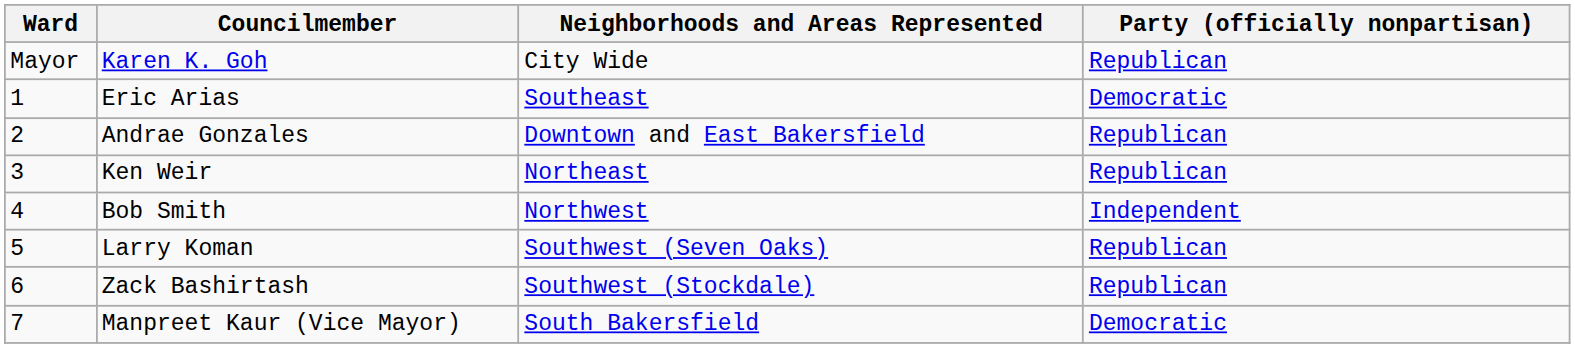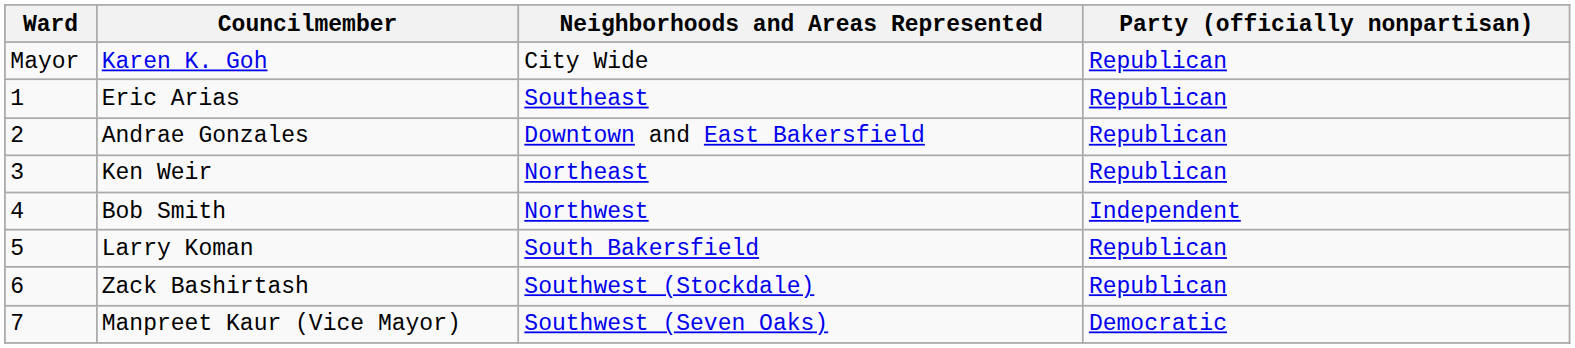(1158, 99) Democratic -> (1158, 99) Republican
(676, 249) Southwest (Seven Oaks) -> (642, 249) South Bakersfield
(642, 324) South Bakersfield -> (676, 324) Southwest (Seven Oaks)
